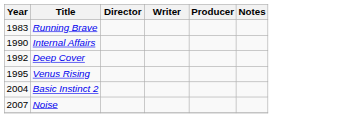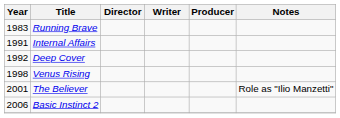(17, 43) 1990 -> (17, 43) 1991
(17, 74) 1995 -> (17, 74) 1998
+ row: (60, 89)
(17, 89) 2004 -> (17, 105) 2006
- row: (45, 105)
